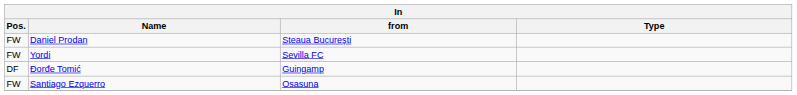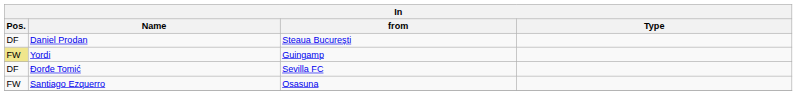(13, 41) FW -> (12, 41) DF
(13, 55) no background -> (13, 55) khaki background
(303, 55) Sevilla FC -> (303, 55) Guingamp
(303, 69) Guingamp -> (303, 69) Sevilla FC
